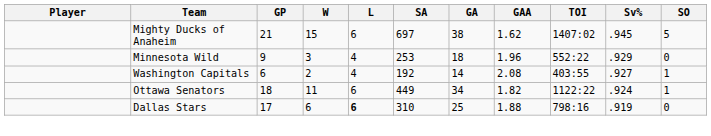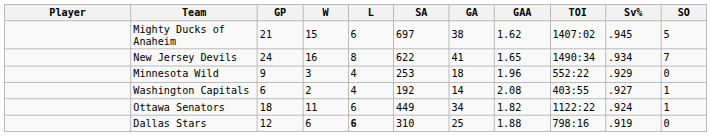+ row: (185, 57)
(266, 107) 17 -> (266, 124) 12
